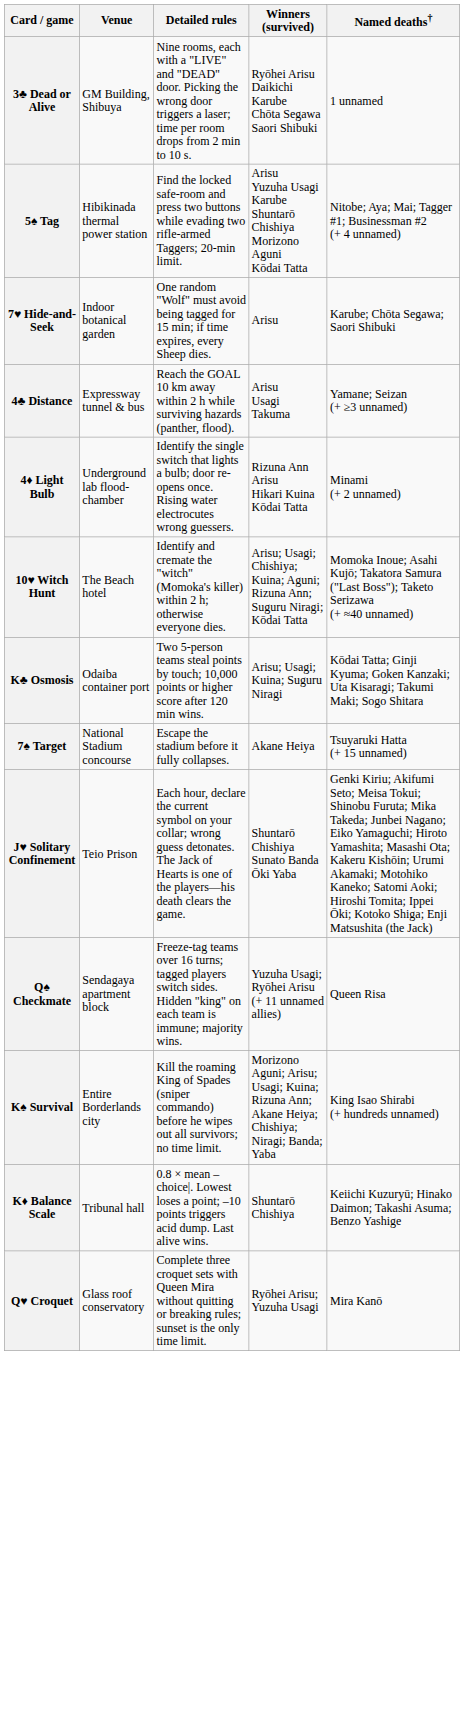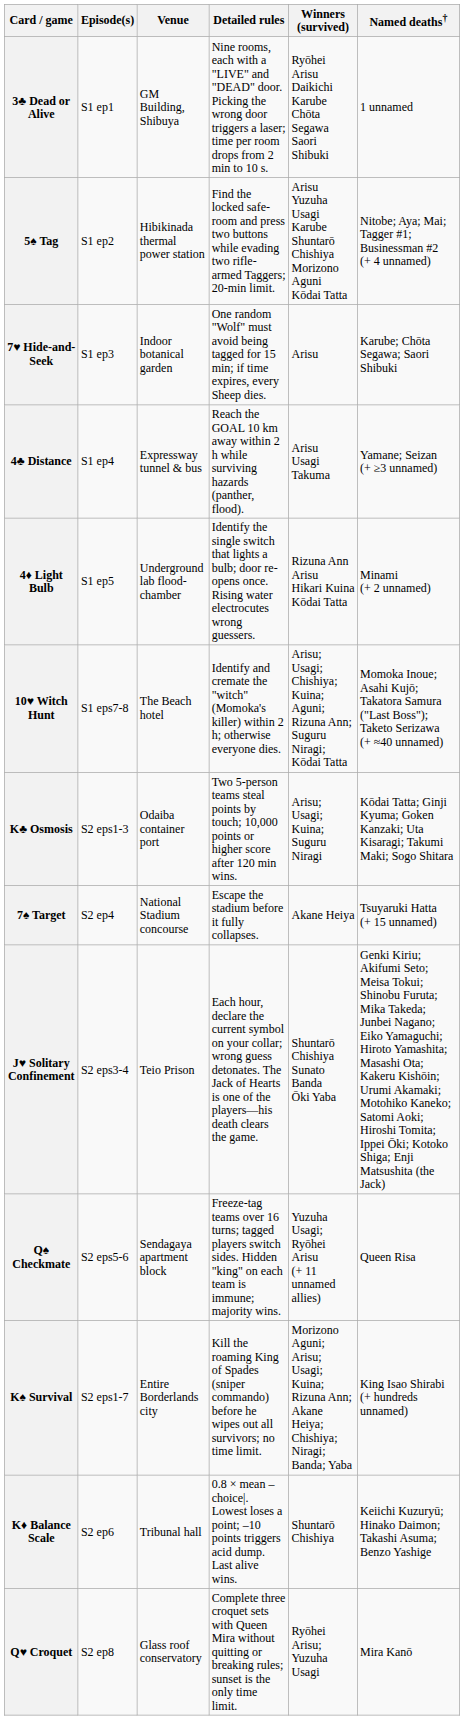+ column: (108, 20)
